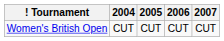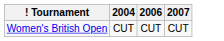- column: (151, 13)
